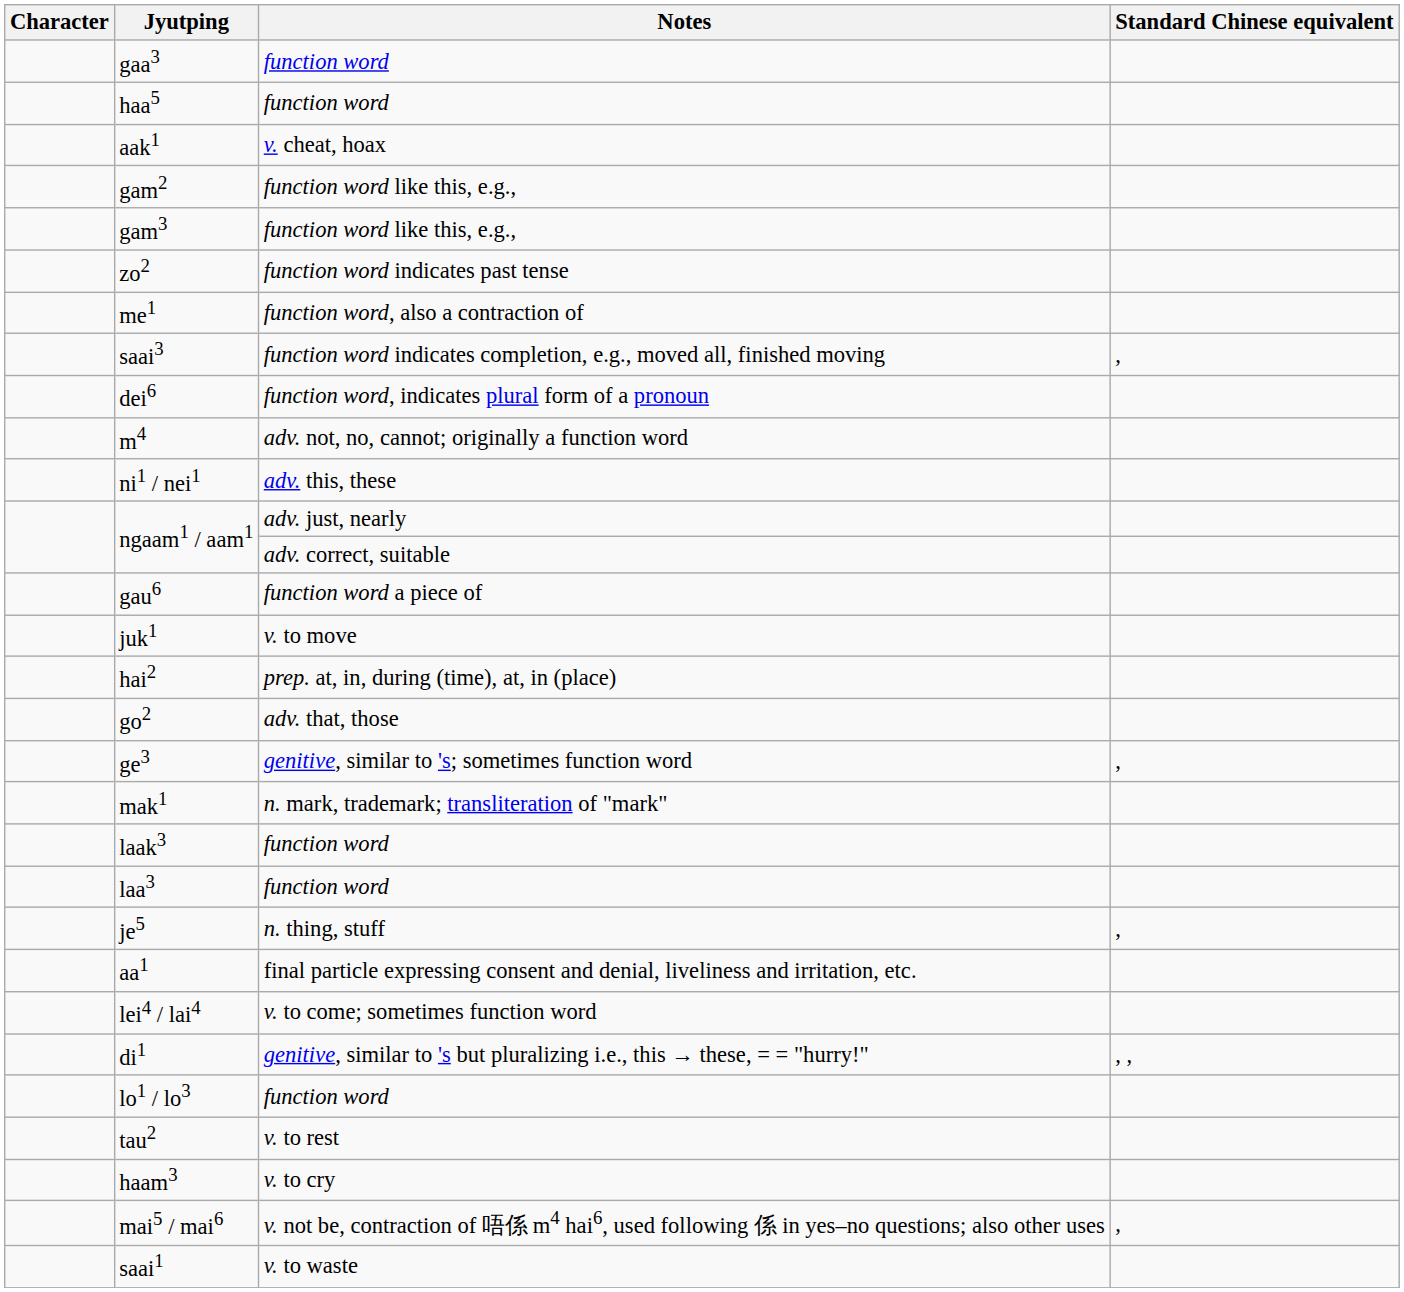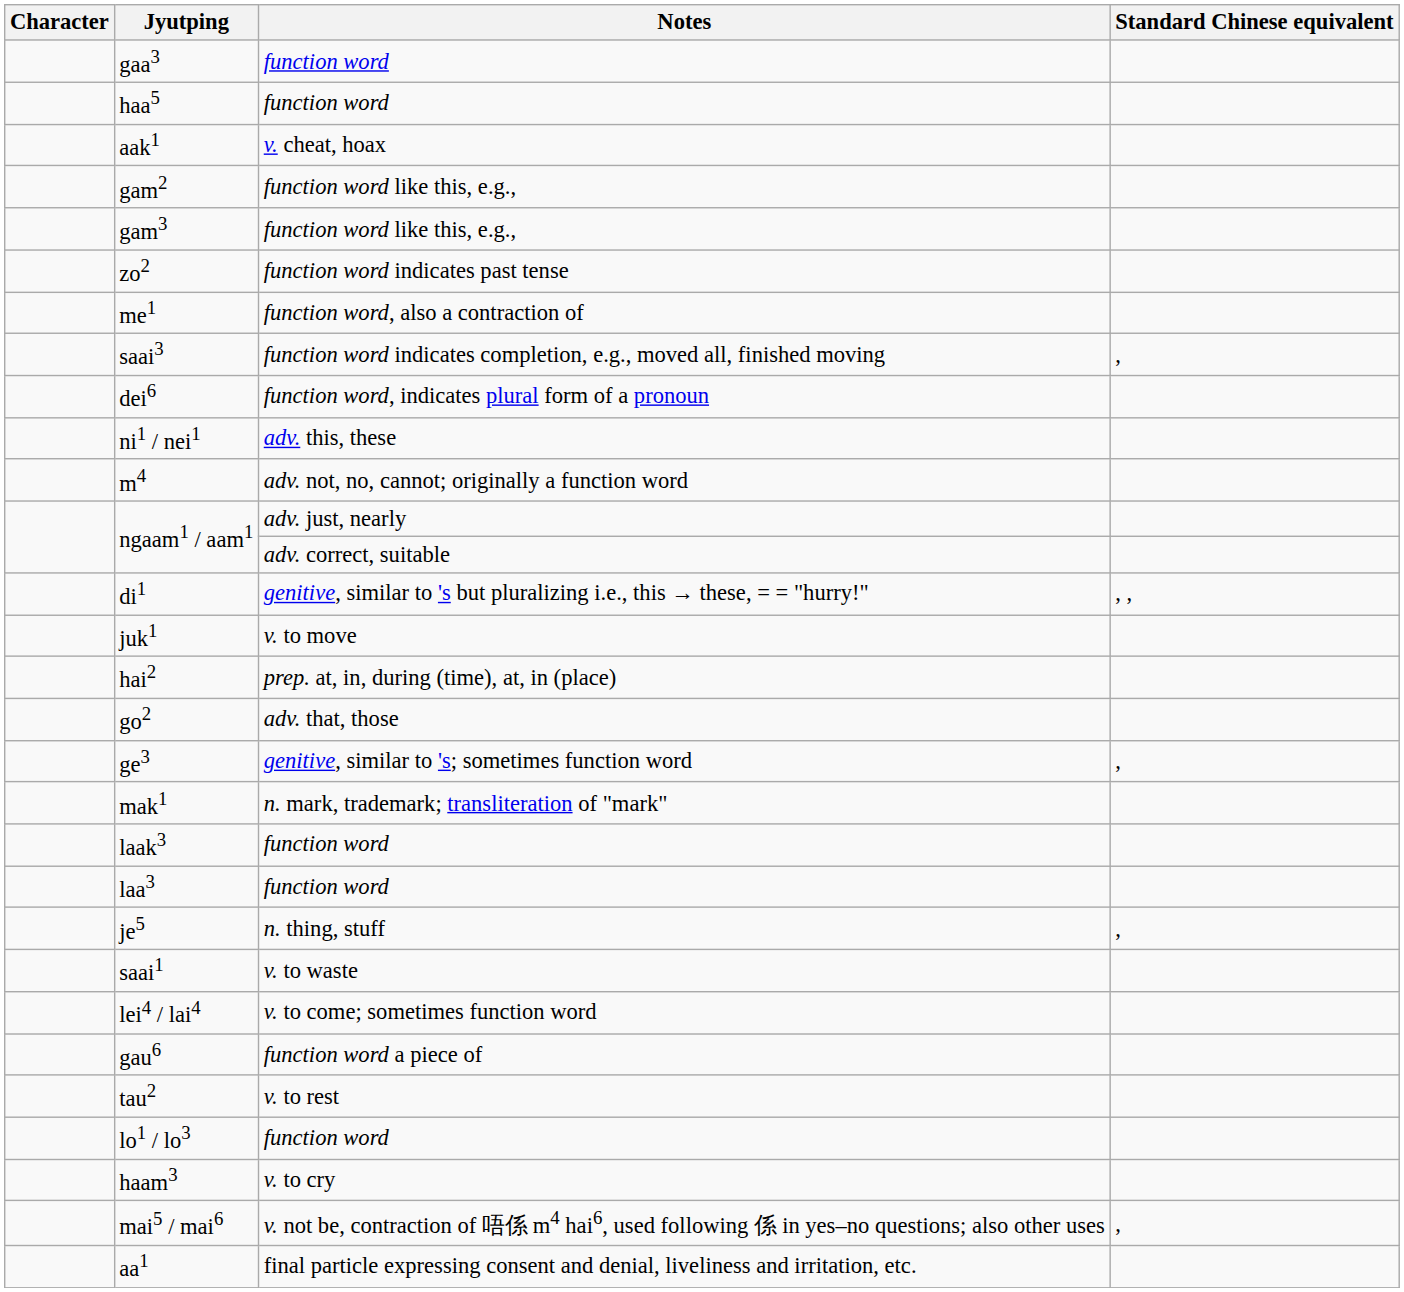rows swapped: (160, 480) <-> (133, 438)
rows swapped: (133, 1054) <-> (140, 593)
rows swapped: (142, 1266) <-> (134, 970)
rows swapped: (155, 1096) <-> (138, 1137)
